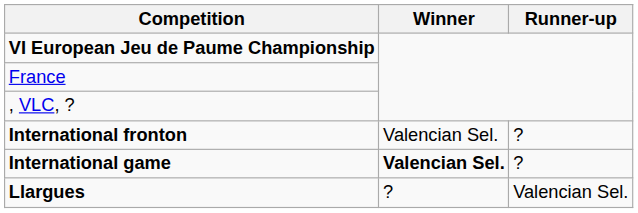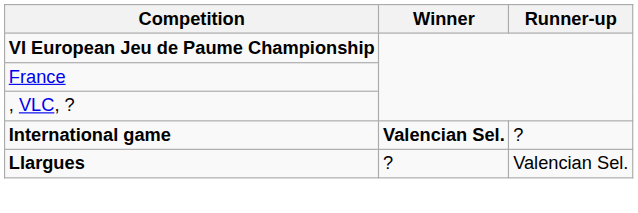- row: (98, 134)
